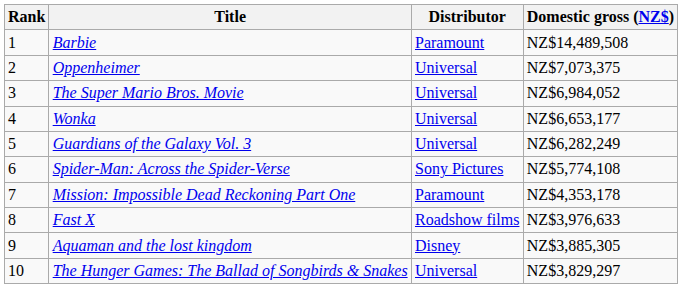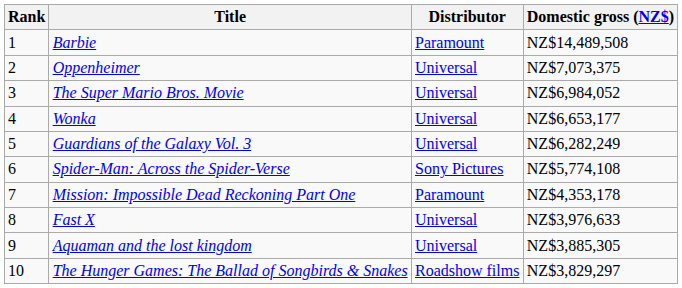(467, 220) Roadshow films -> (446, 220) Universal
(438, 245) Disney -> (446, 245) Universal
(446, 270) Universal -> (467, 270) Roadshow films
